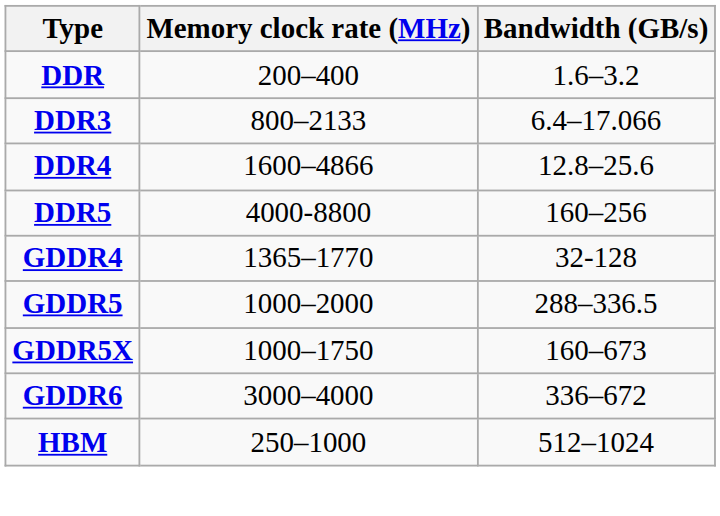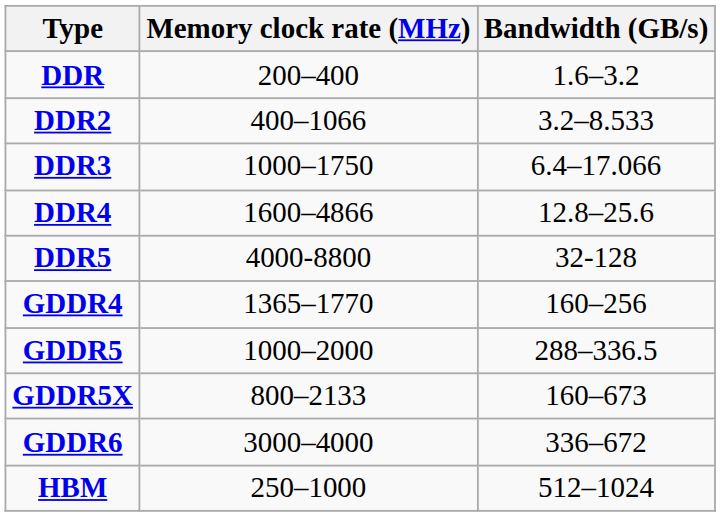+ row: (73, 120)
(308, 120) 800–2133 -> (308, 166) 1000–1750
(596, 212) 160–256 -> (596, 258) 32-128
(596, 258) 32-128 -> (596, 303) 160–256
(308, 349) 1000–1750 -> (308, 395) 800–2133
